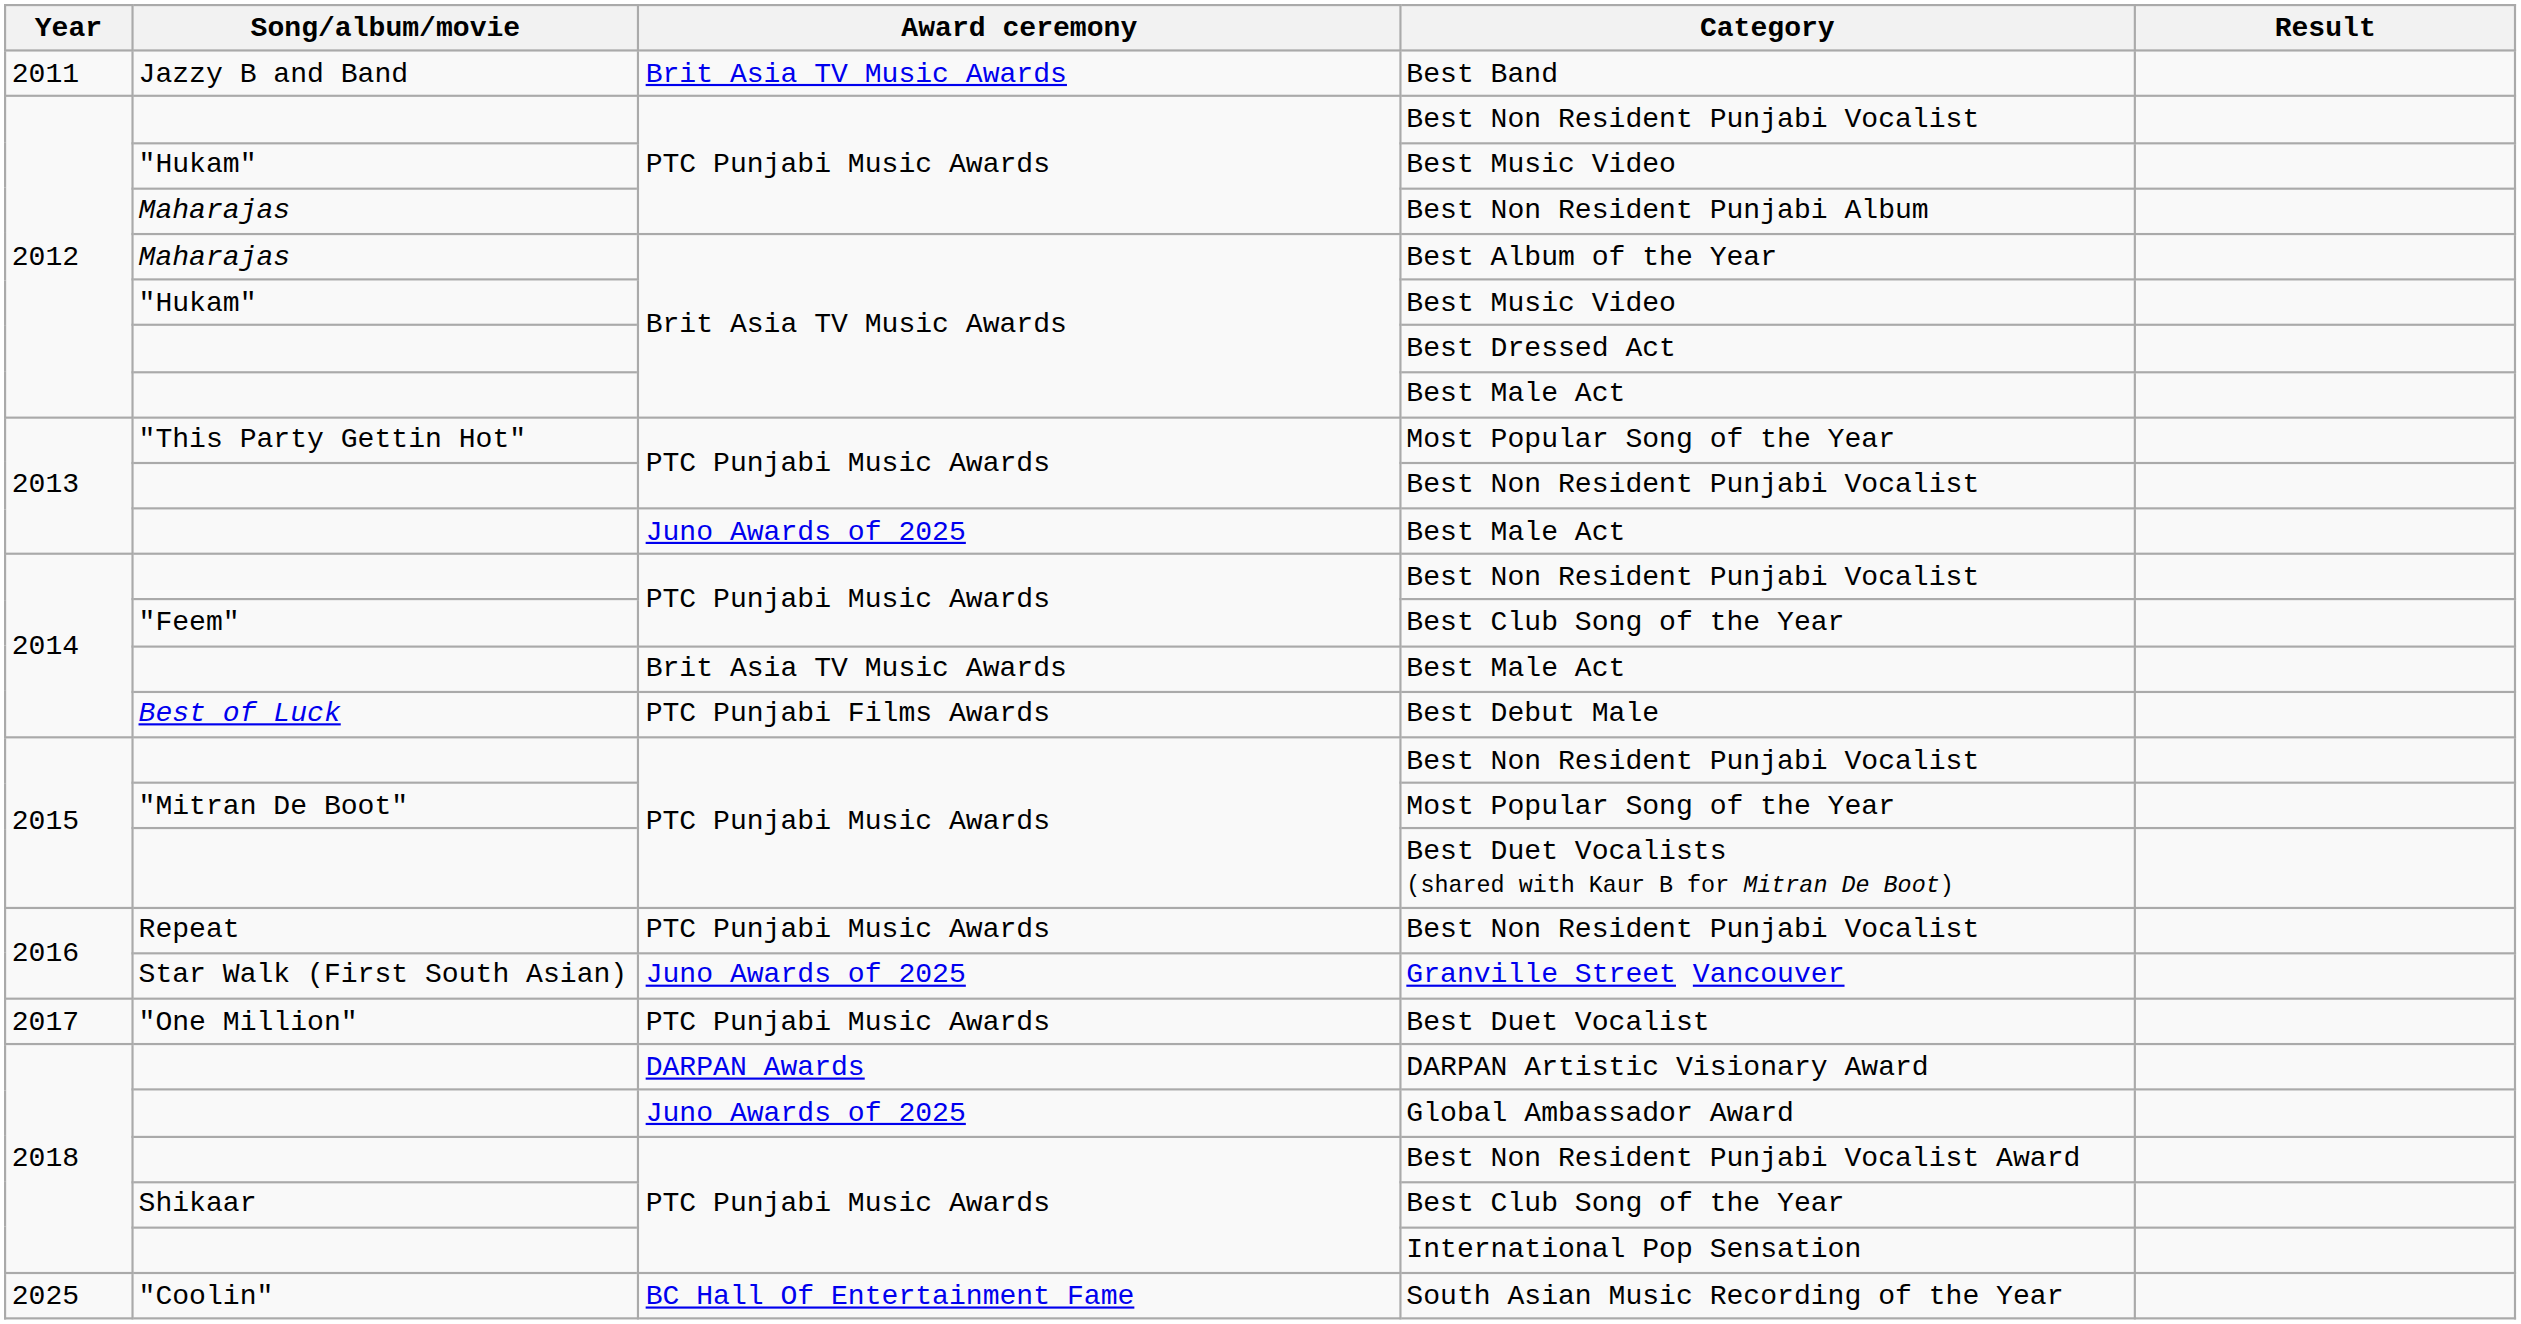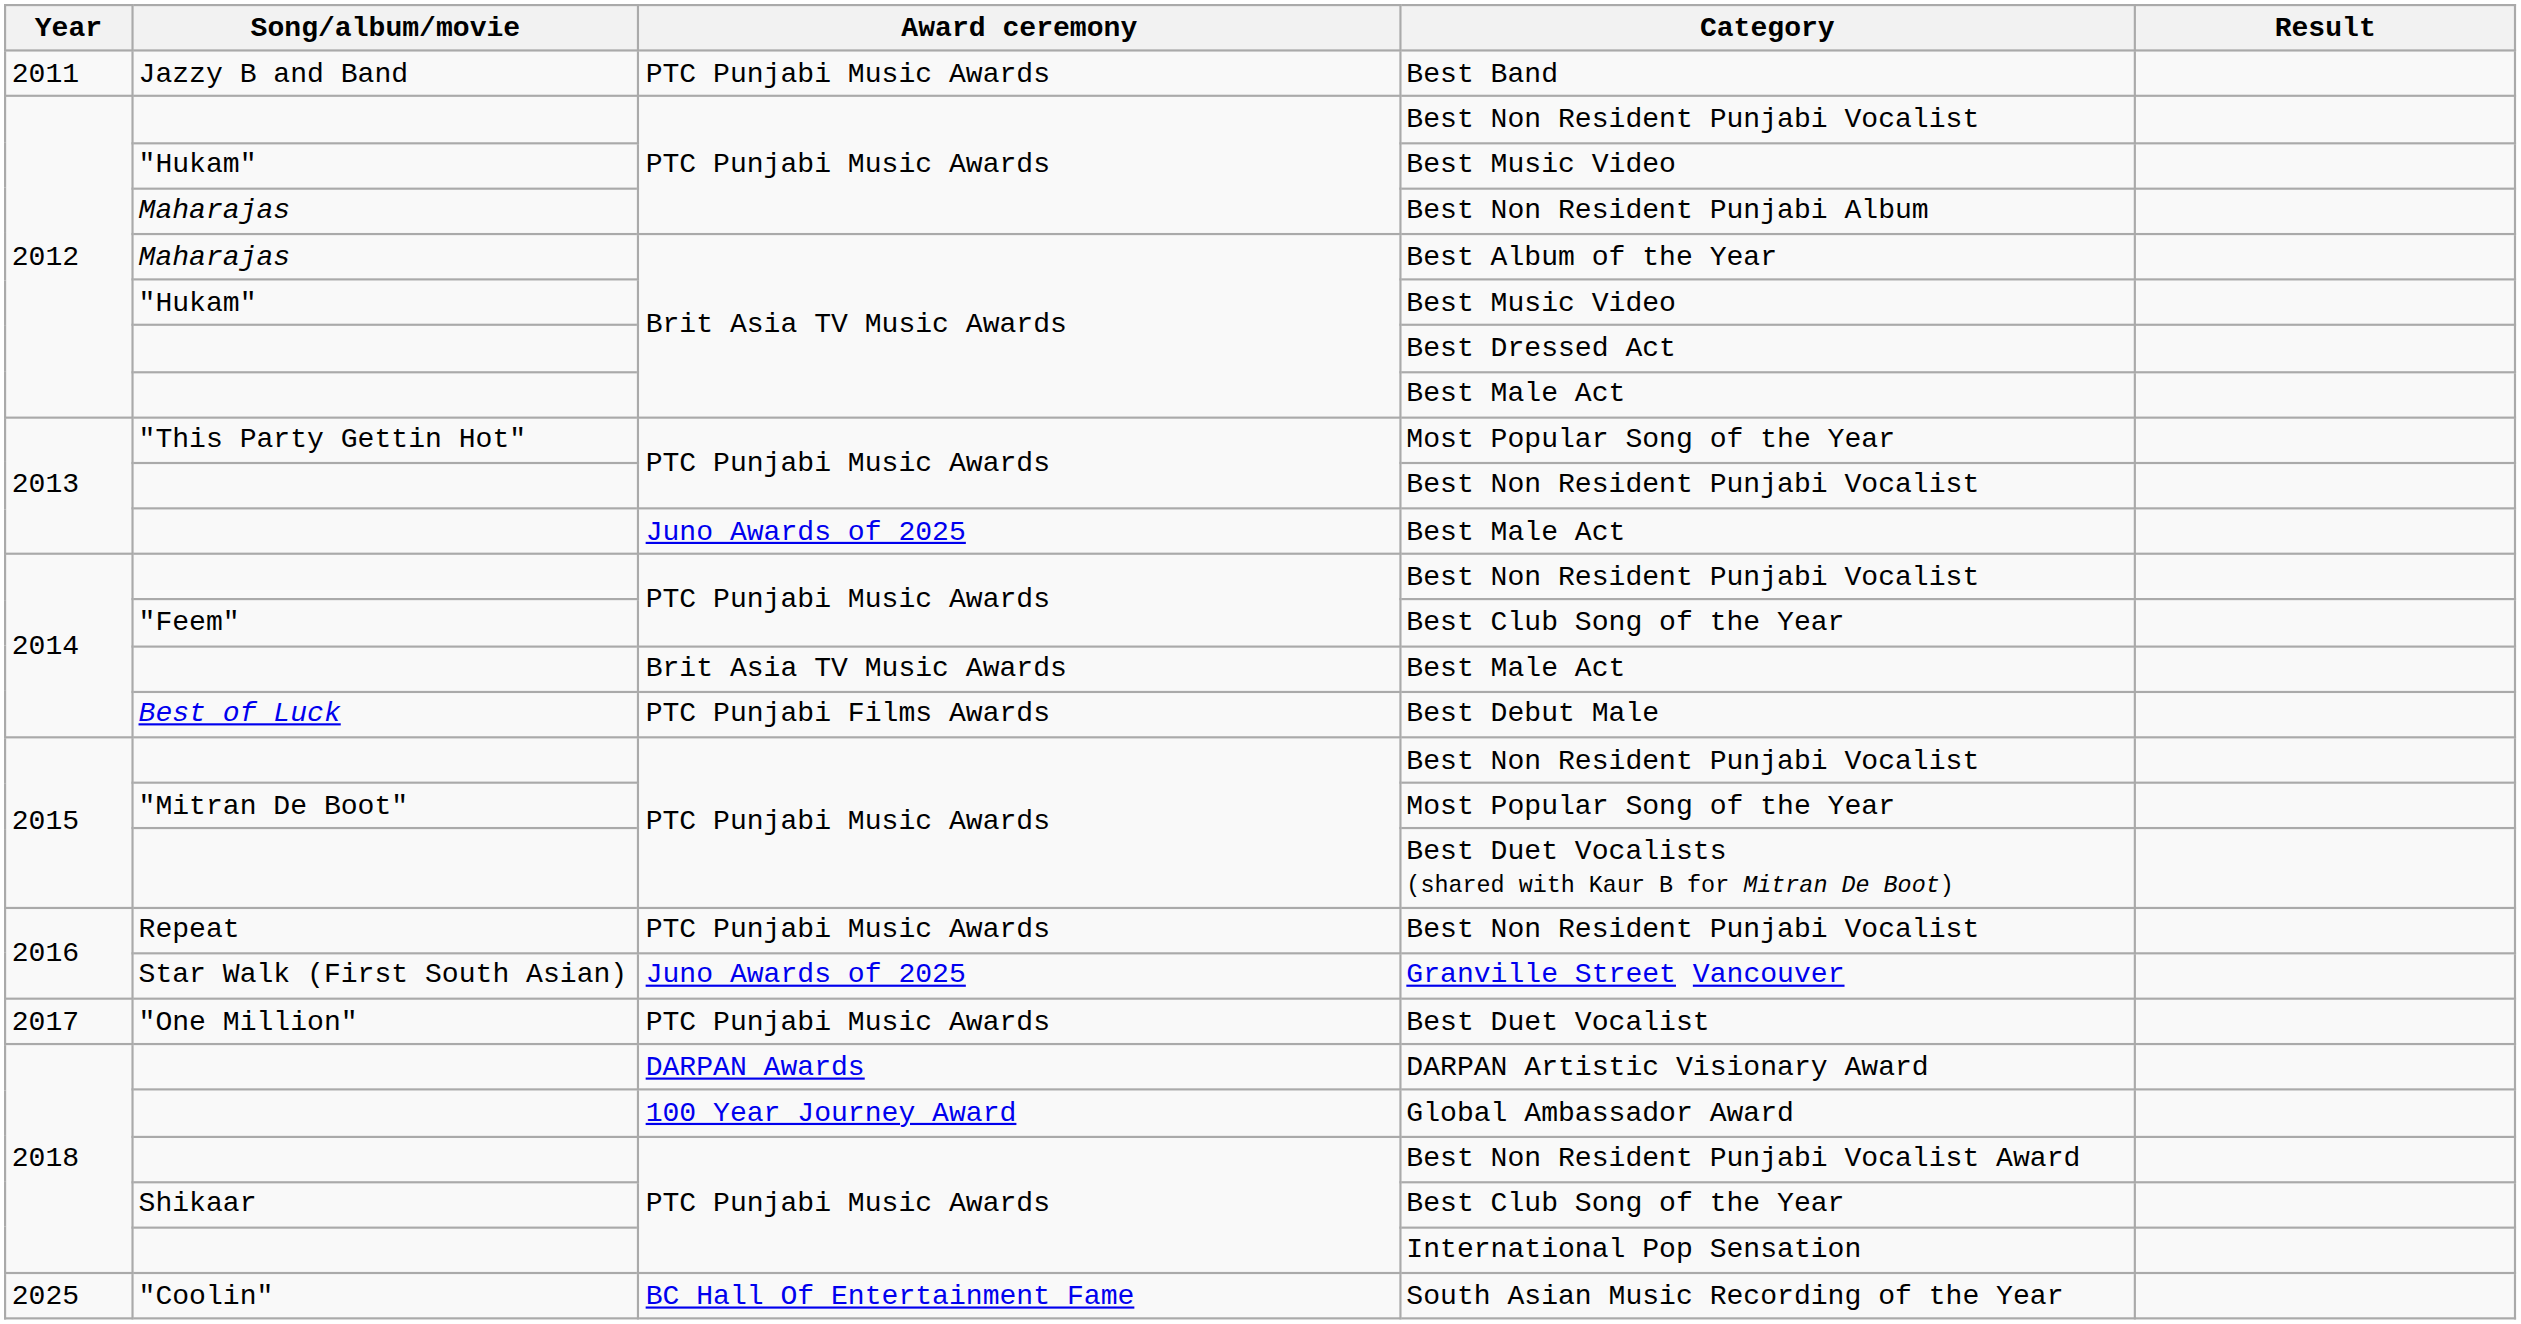(856, 74) Brit Asia TV Music Awards -> (848, 74) PTC Punjabi Music Awards
(806, 1113) Juno Awards of 2025 -> (831, 1113) 100 Year Journey Award
